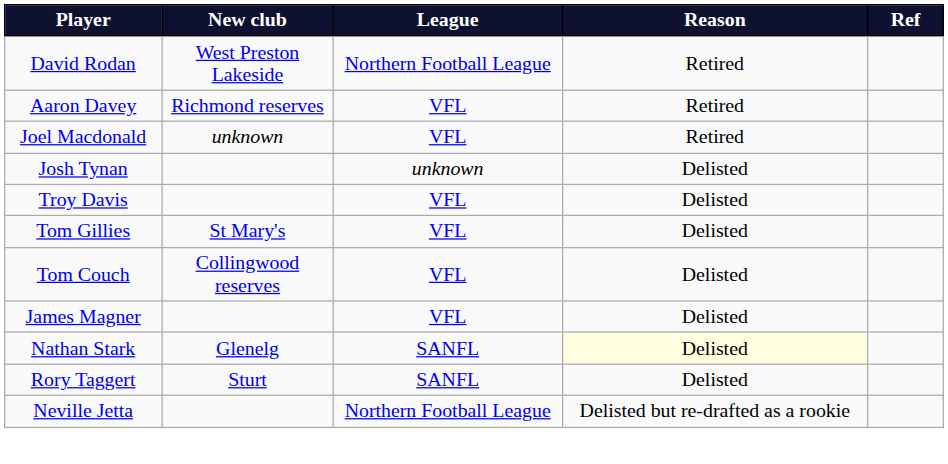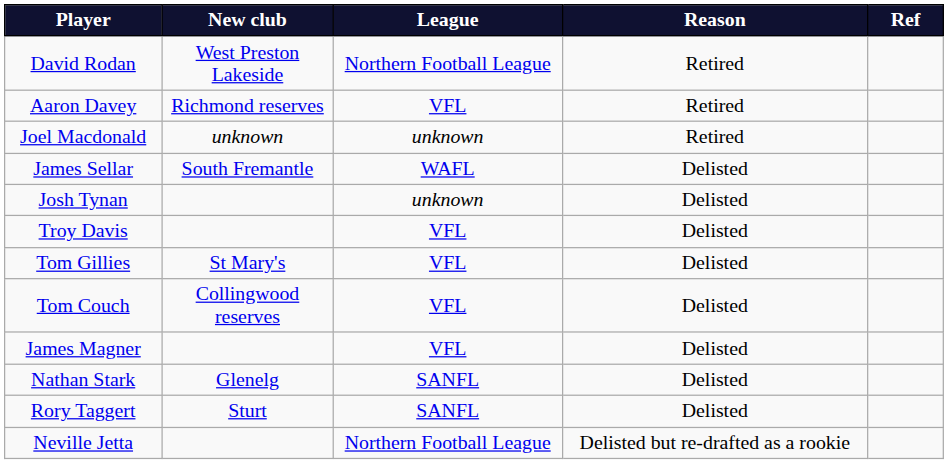(448, 136) VFL -> (448, 136) unknown
+ row: (83, 168)
(715, 348) lightyellow background -> (715, 379) no background
